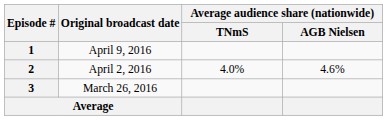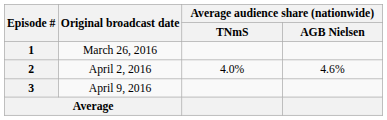(120, 50) April 9, 2016 -> (120, 50) March 26, 2016
(120, 87) March 26, 2016 -> (120, 87) April 9, 2016
